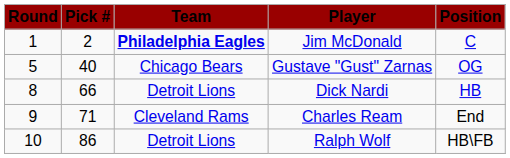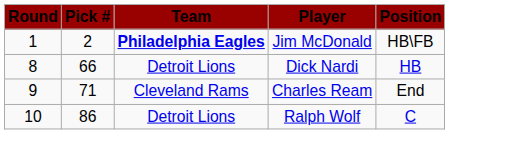(470, 41) C -> (410, 41) HB\FB
- row: (352, 66)
(470, 141) HB\FB -> (410, 116) C
